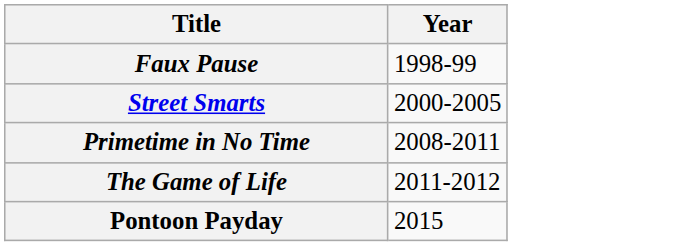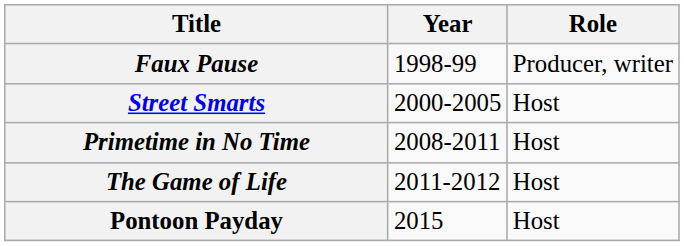+ column: (593, 24)
